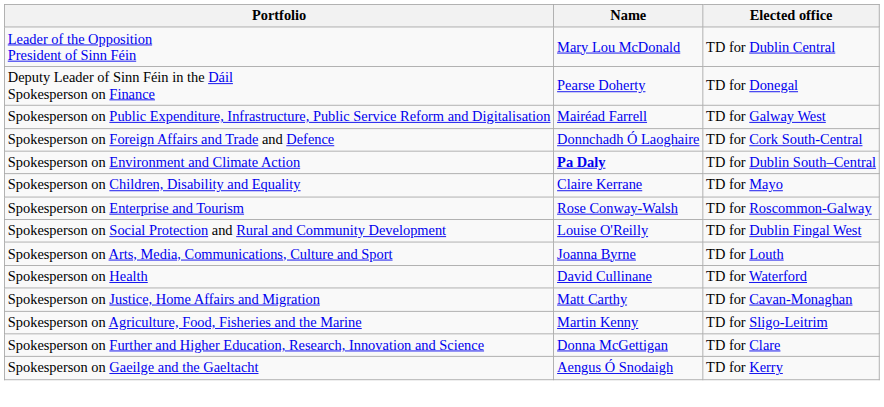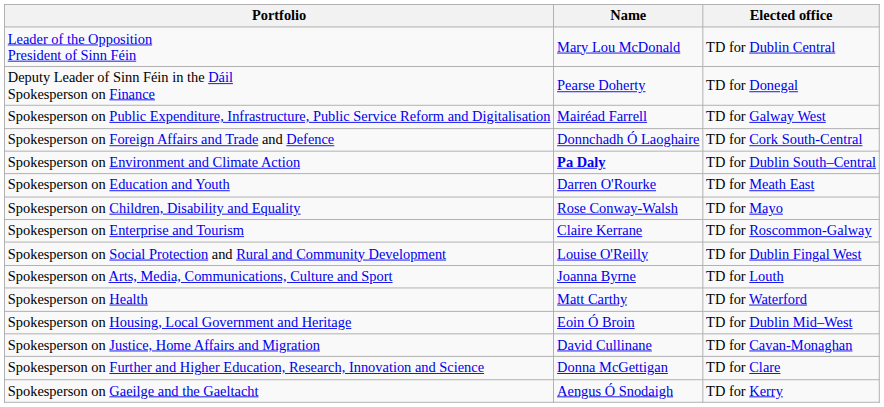+ row: (119, 185)
(600, 185) Claire Kerrane -> (618, 208) Rose Conway-Walsh
(618, 208) Rose Conway-Walsh -> (600, 231) Claire Kerrane
(604, 276) David Cullinane -> (592, 299) Matt Carthy
+ row: (180, 322)
(592, 299) Matt Carthy -> (604, 345) David Cullinane
- row: (185, 322)
